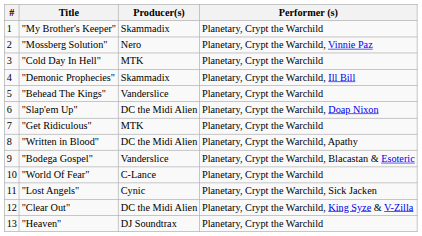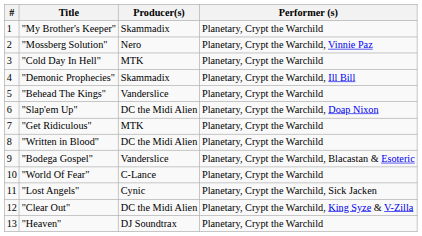(280, 142) Planetary, Crypt the Warchild, Apathy -> (263, 142) Planetary, Crypt the Warchild
